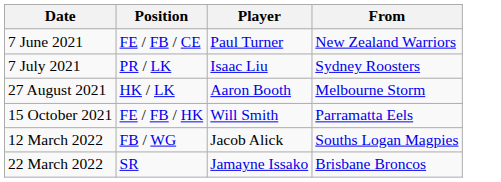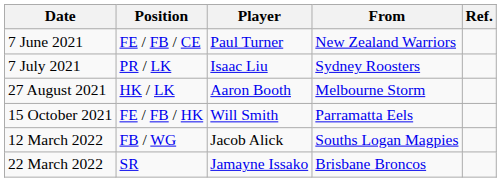+ column: (479, 16)
